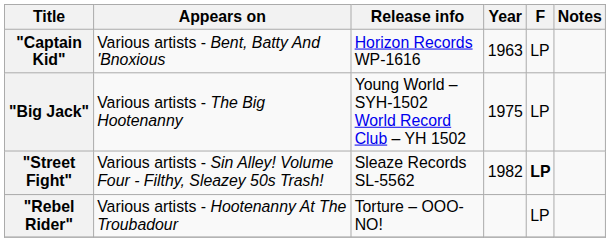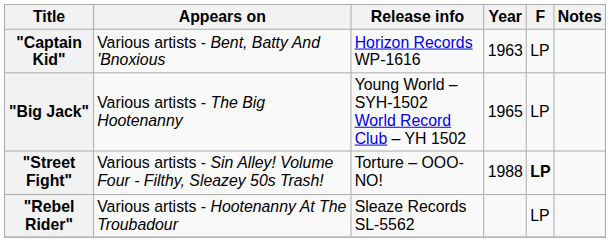(505, 111) 1975 -> (505, 111) 1965
(411, 172) Sleaze Records SL-5562 -> (409, 172) Torture – OOO-NO!
(505, 172) 1982 -> (505, 172) 1988
(409, 215) Torture – OOO-NO! -> (411, 215) Sleaze Records SL-5562
